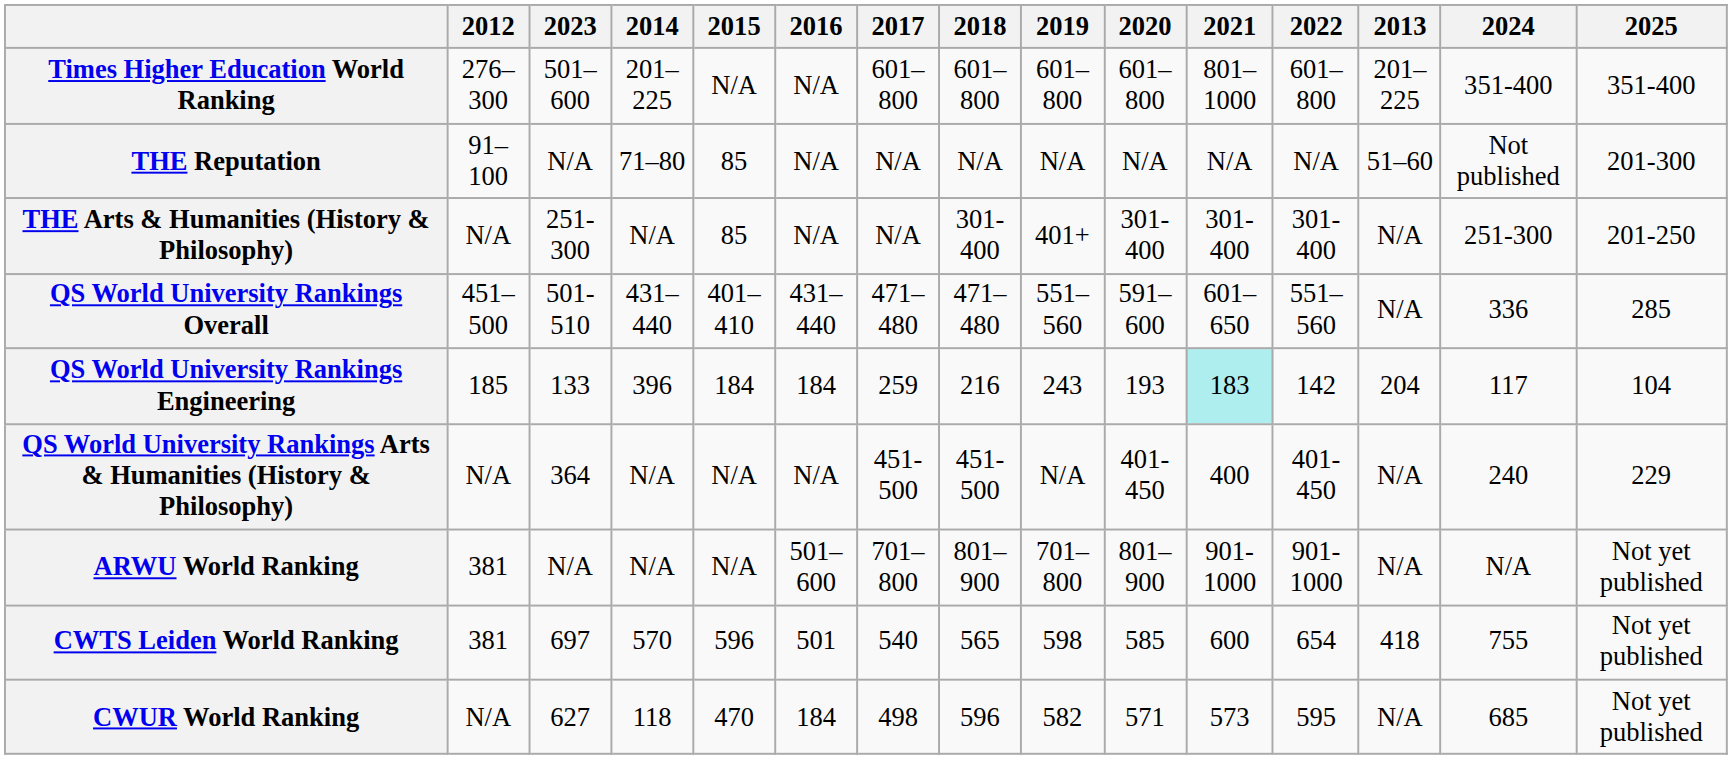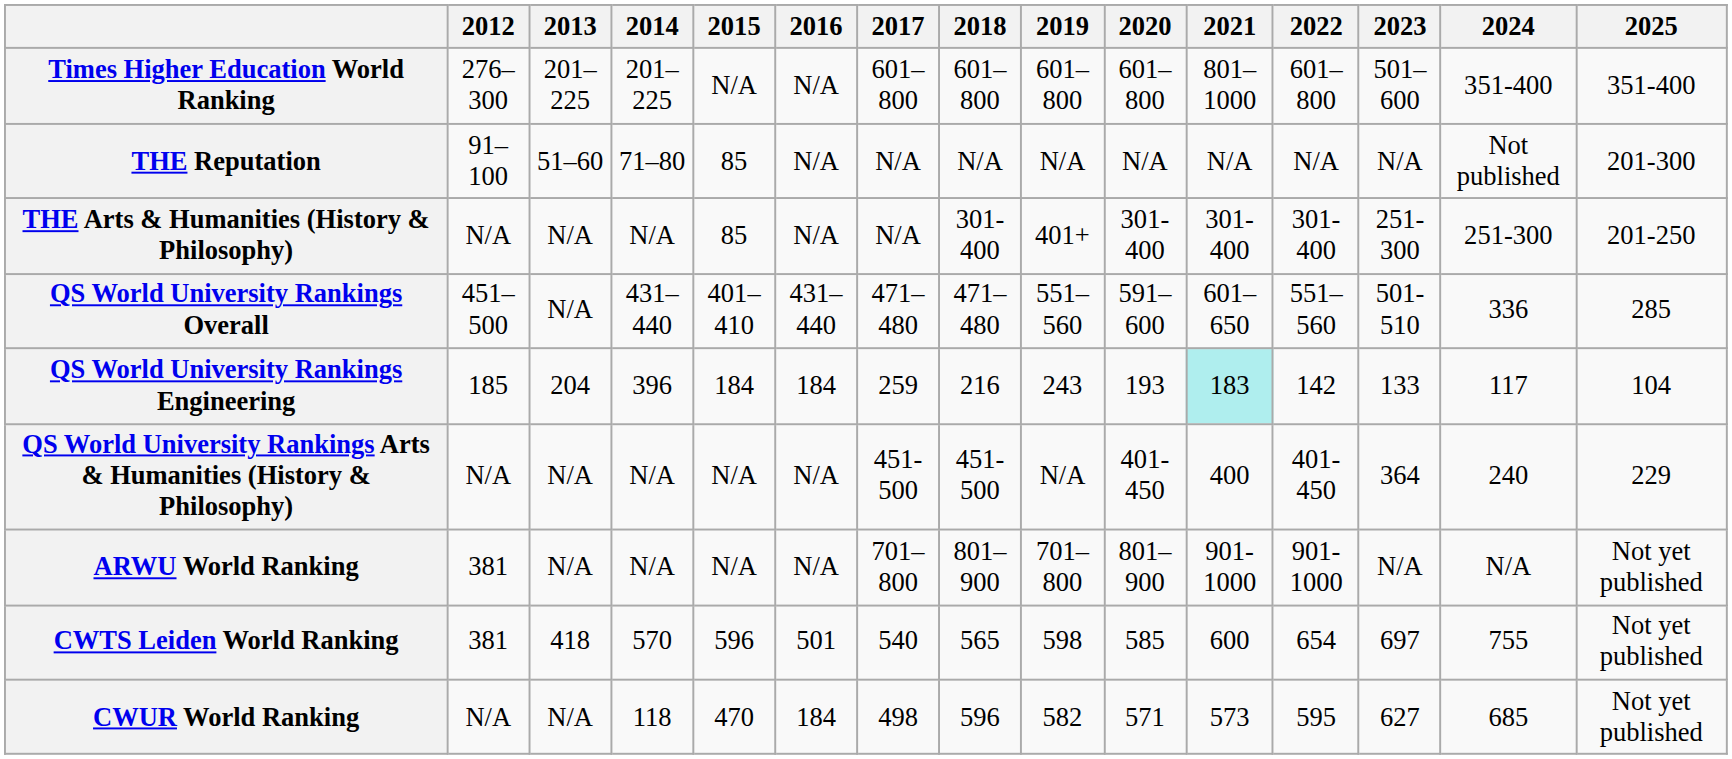columns swapped: (1400, 26) <-> (570, 26)
(816, 566) 501–600 -> (816, 566) N/A
